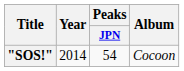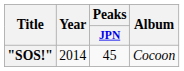(110, 55) 54 -> (110, 55) 45
